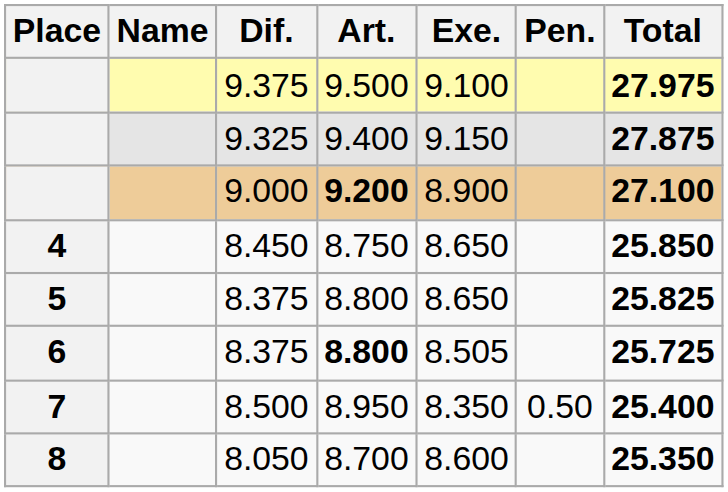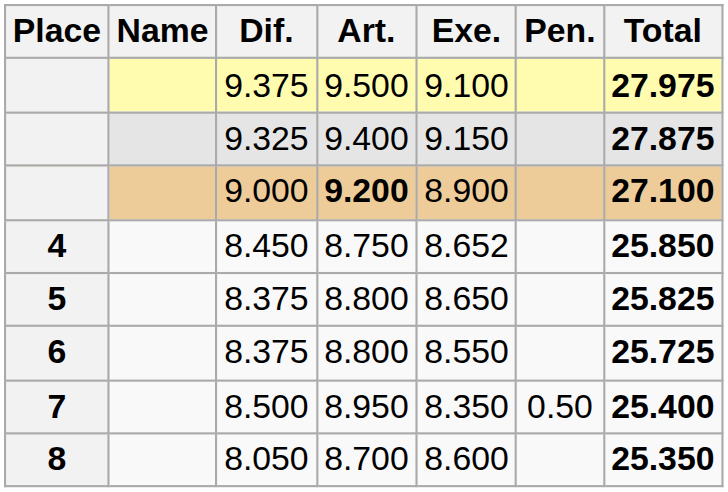(467, 245) 8.650 -> (467, 245) 8.652
(366, 352) bold -> (366, 352) normal
(467, 352) 8.505 -> (467, 352) 8.550
